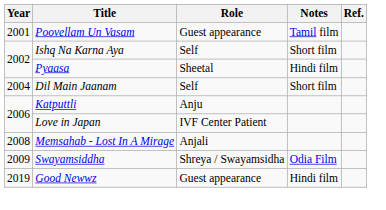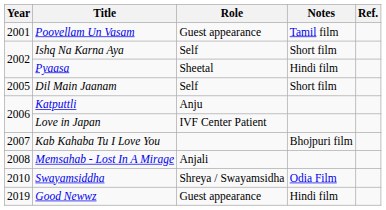(19, 86) 2004 -> (19, 86) 2005
+ row: (98, 141)
(19, 159) 2009 -> (19, 178) 2010
